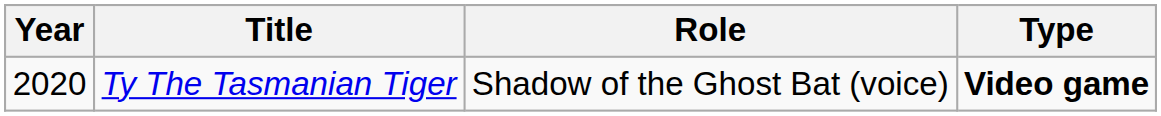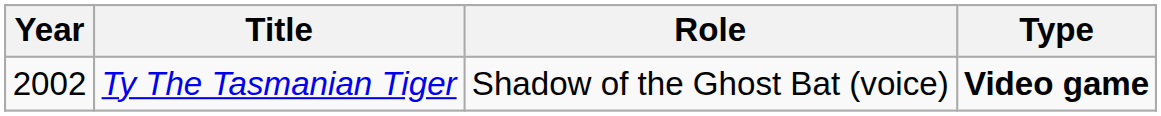(50, 83) 2020 -> (50, 83) 2002
